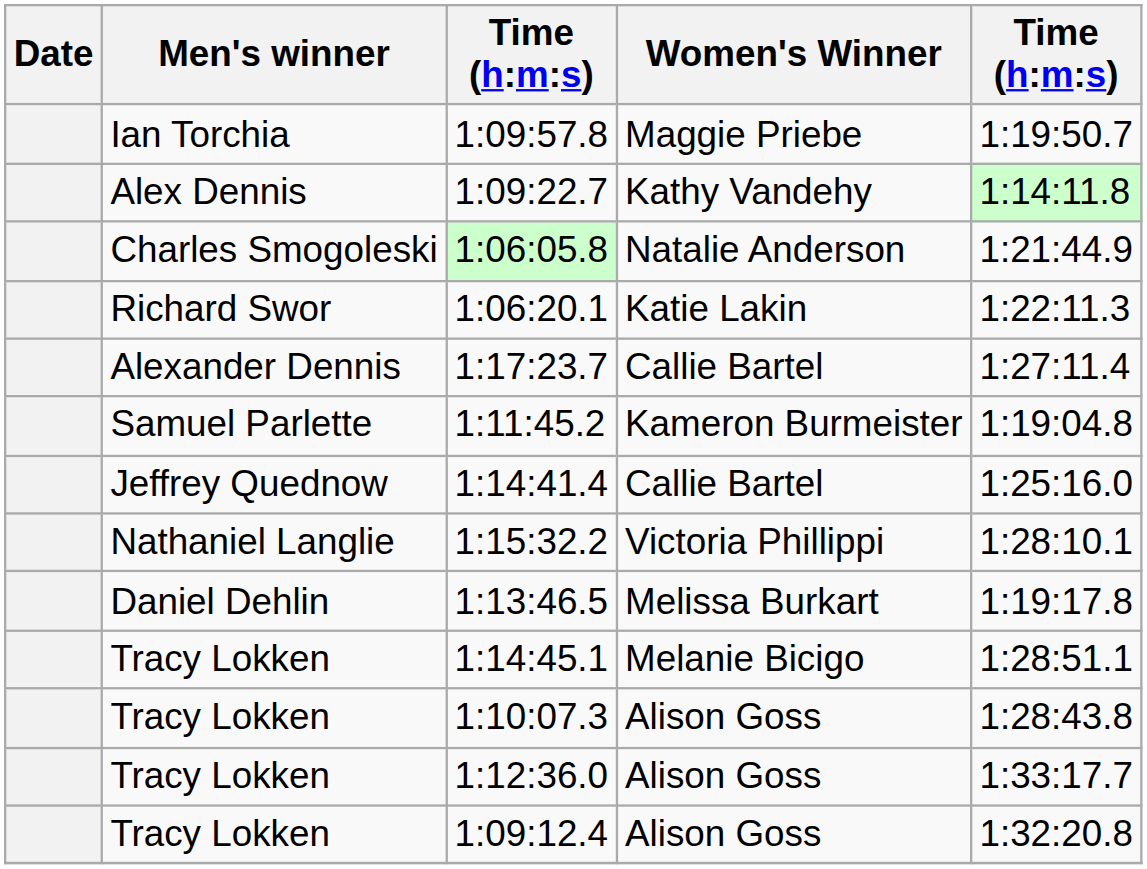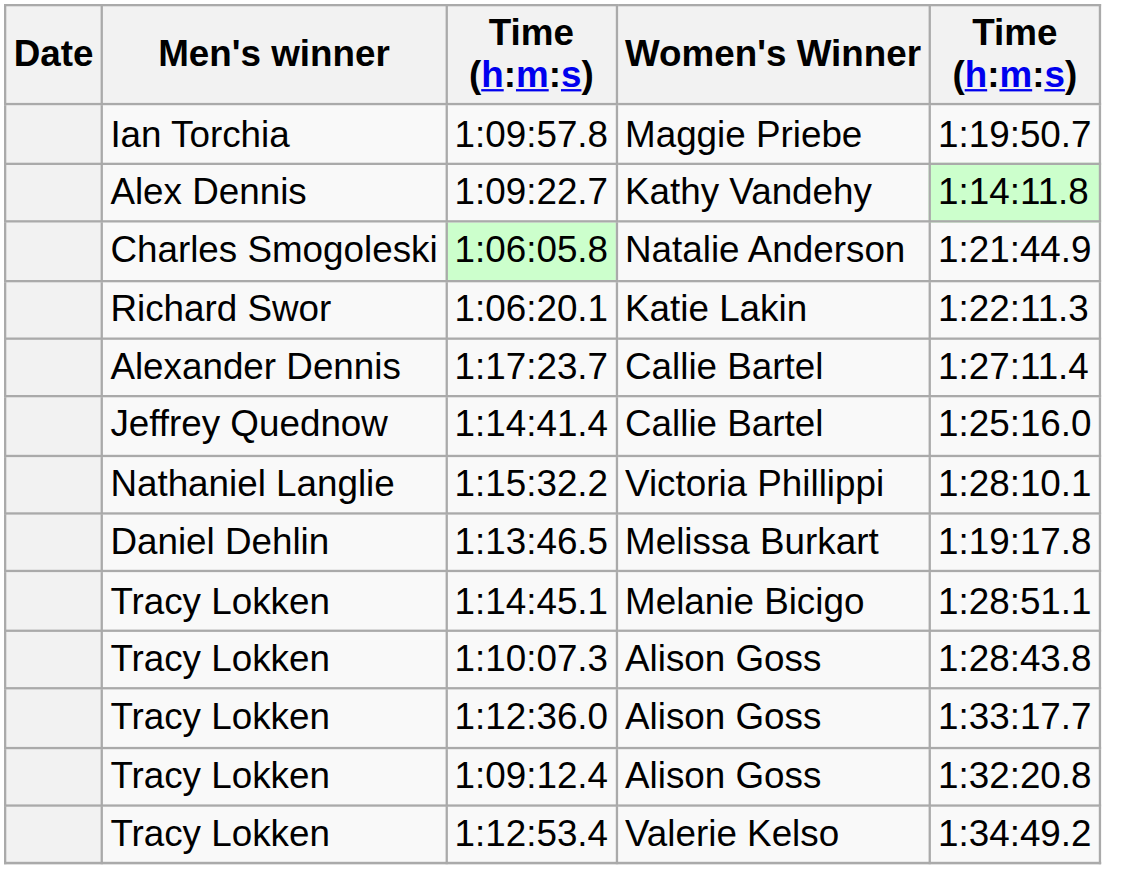- row: (530, 425)
+ row: (531, 833)
